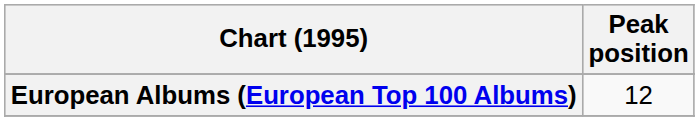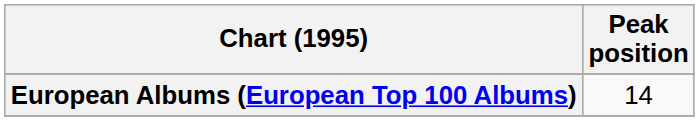(639, 94) 12 -> (639, 94) 14
